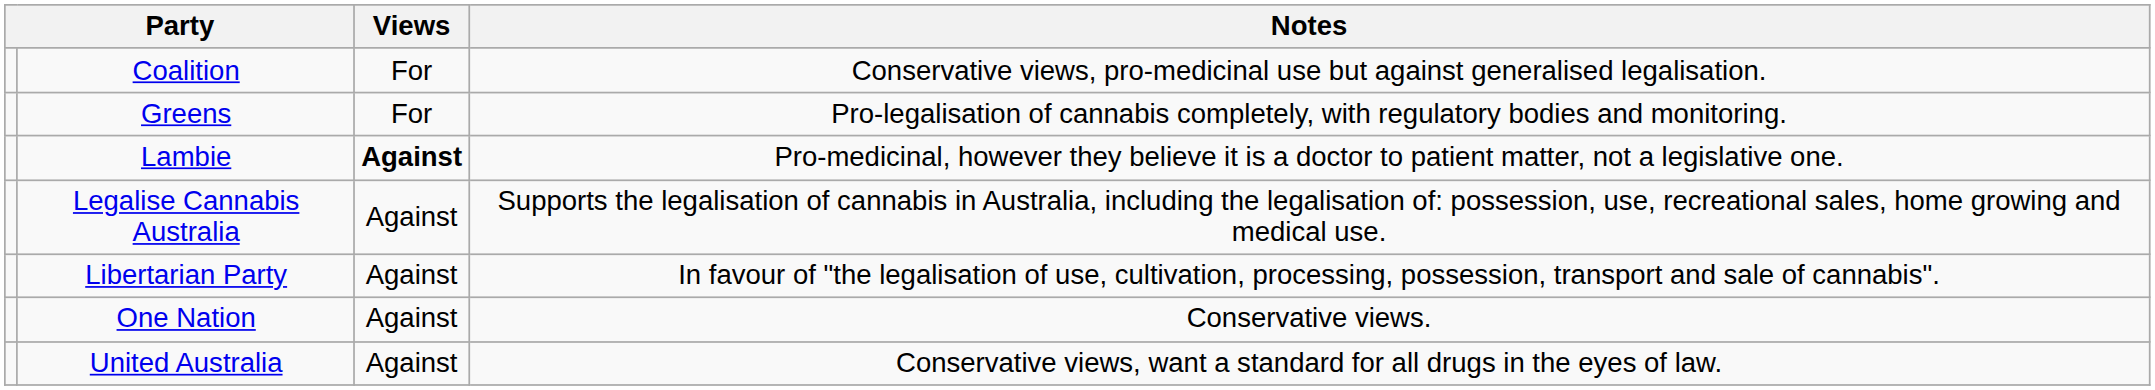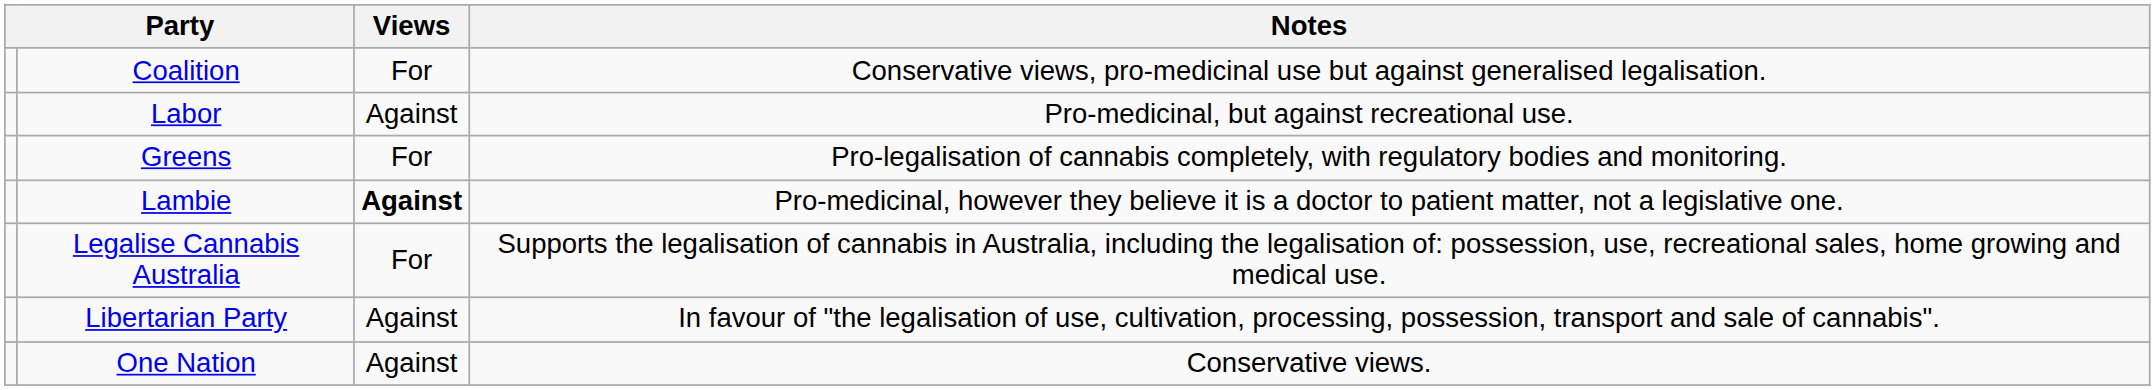+ row: (186, 113)
(412, 216) Against -> (412, 260) For
- row: (186, 362)
